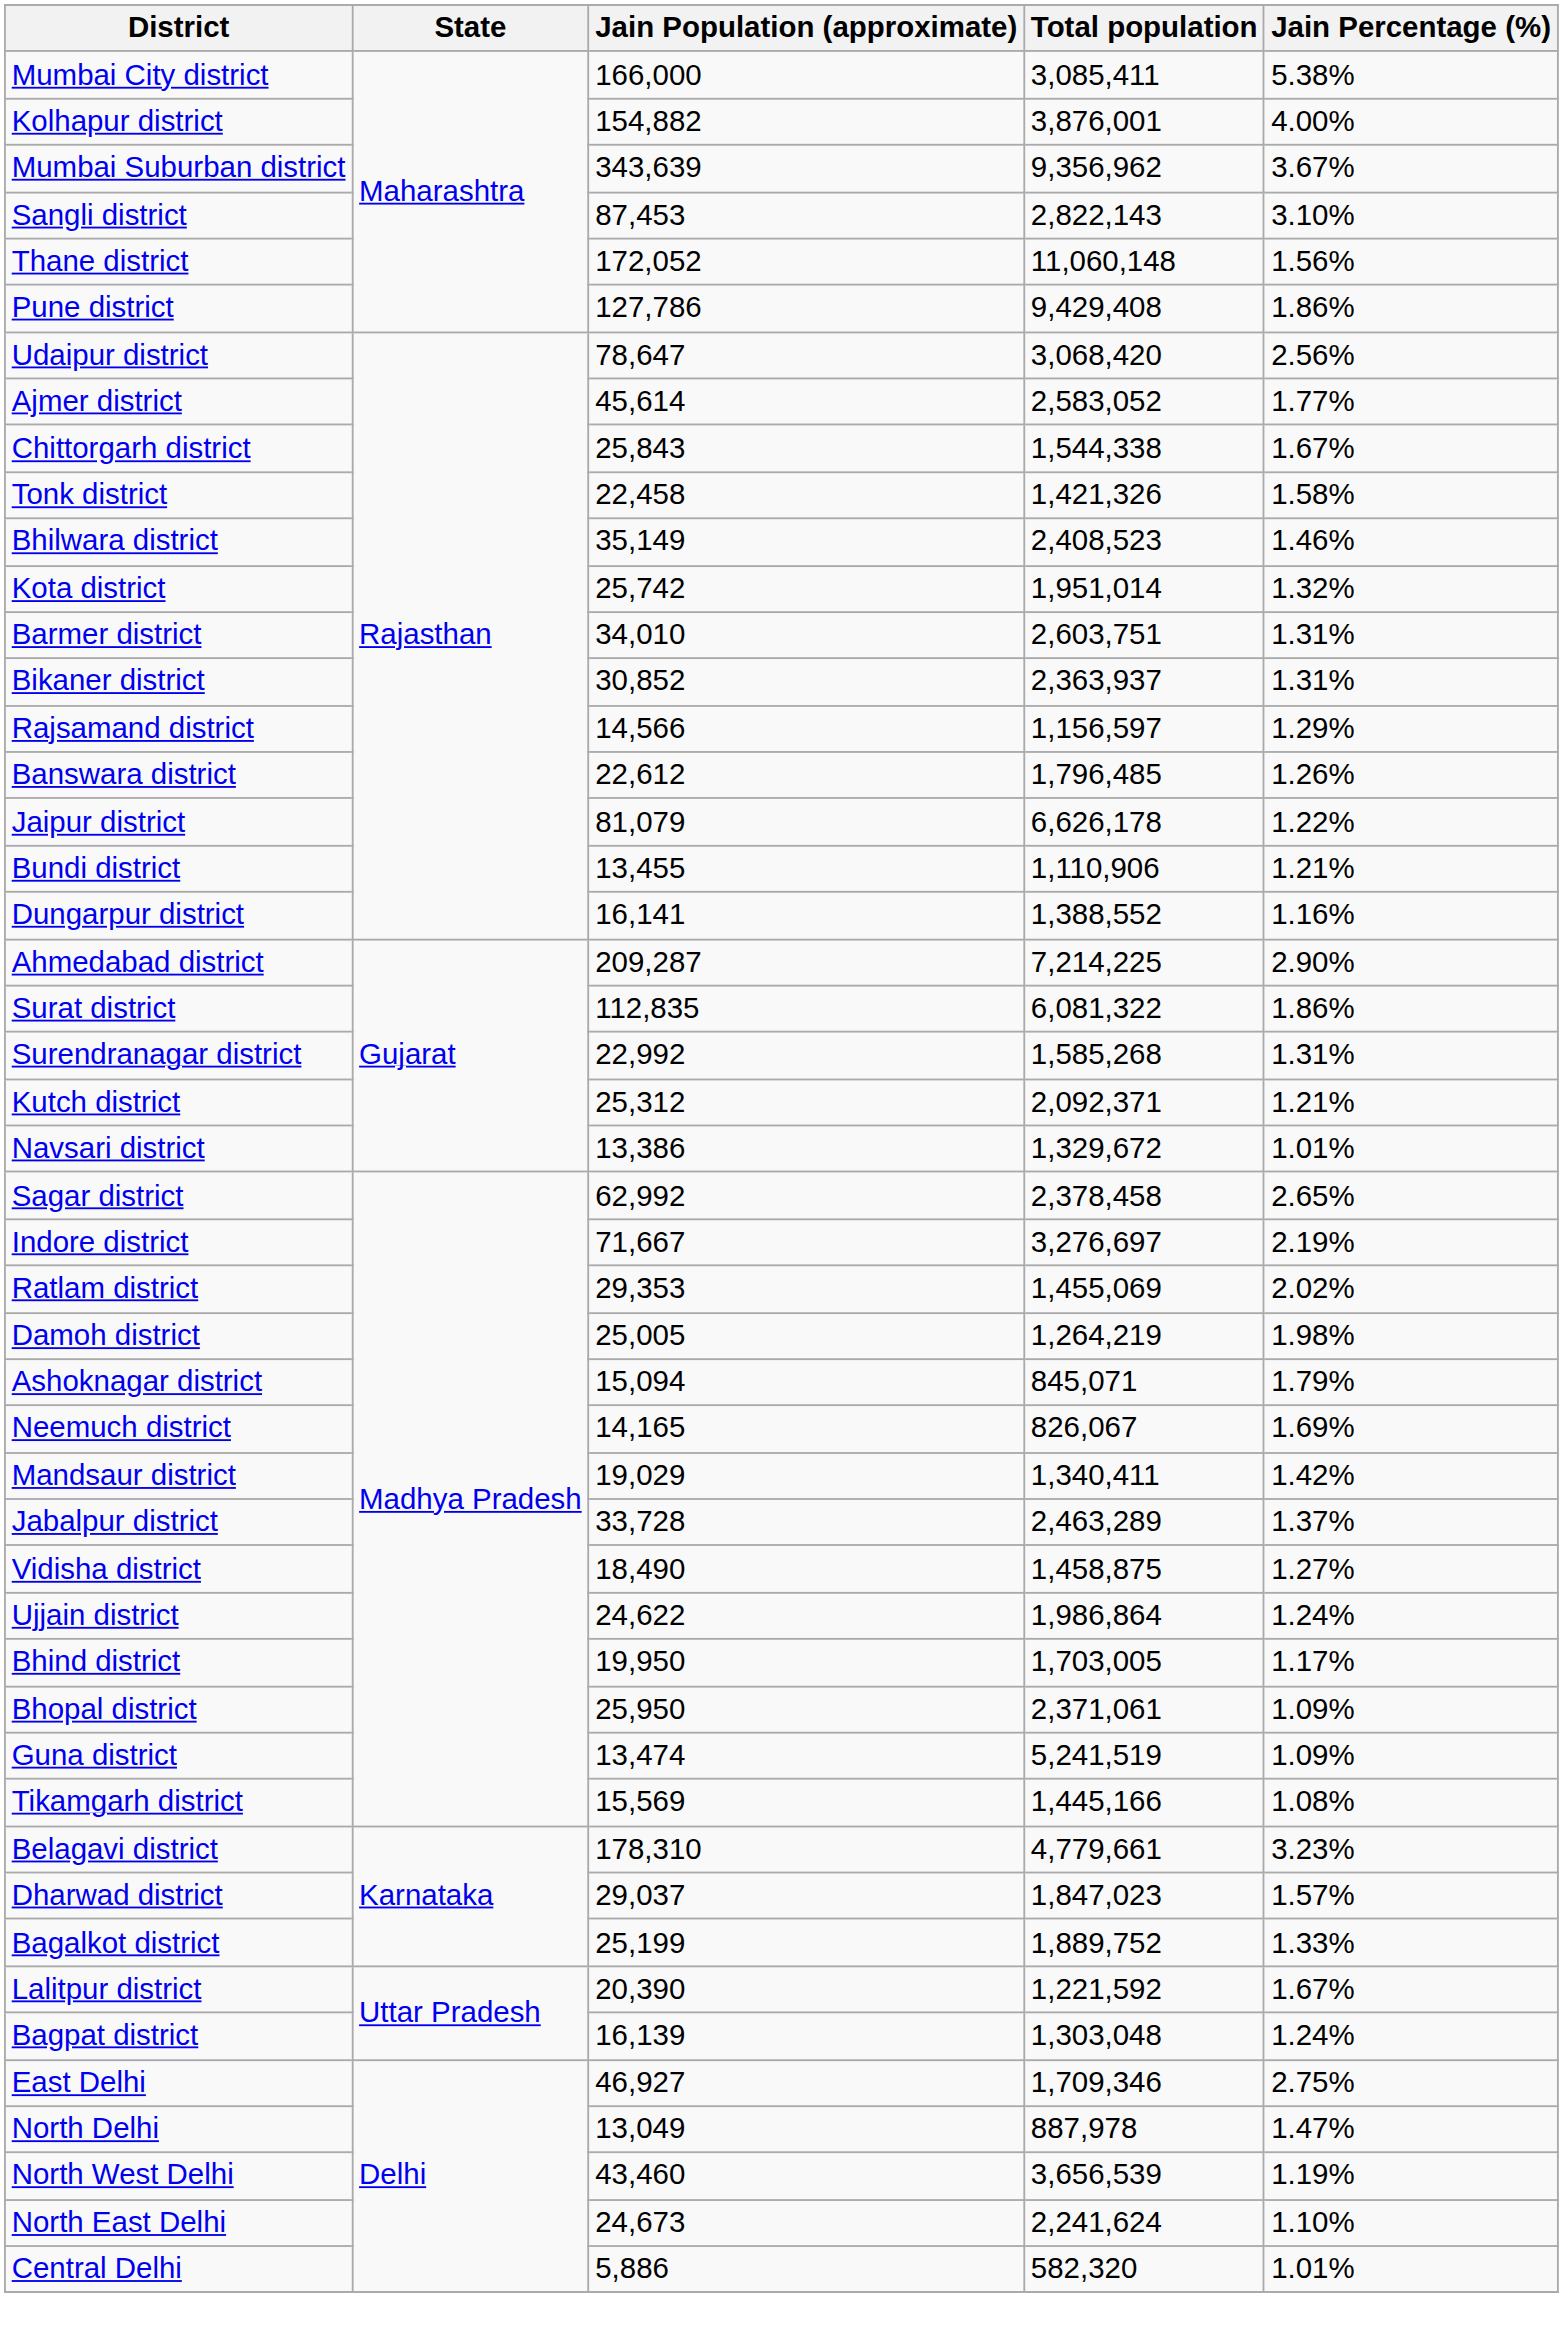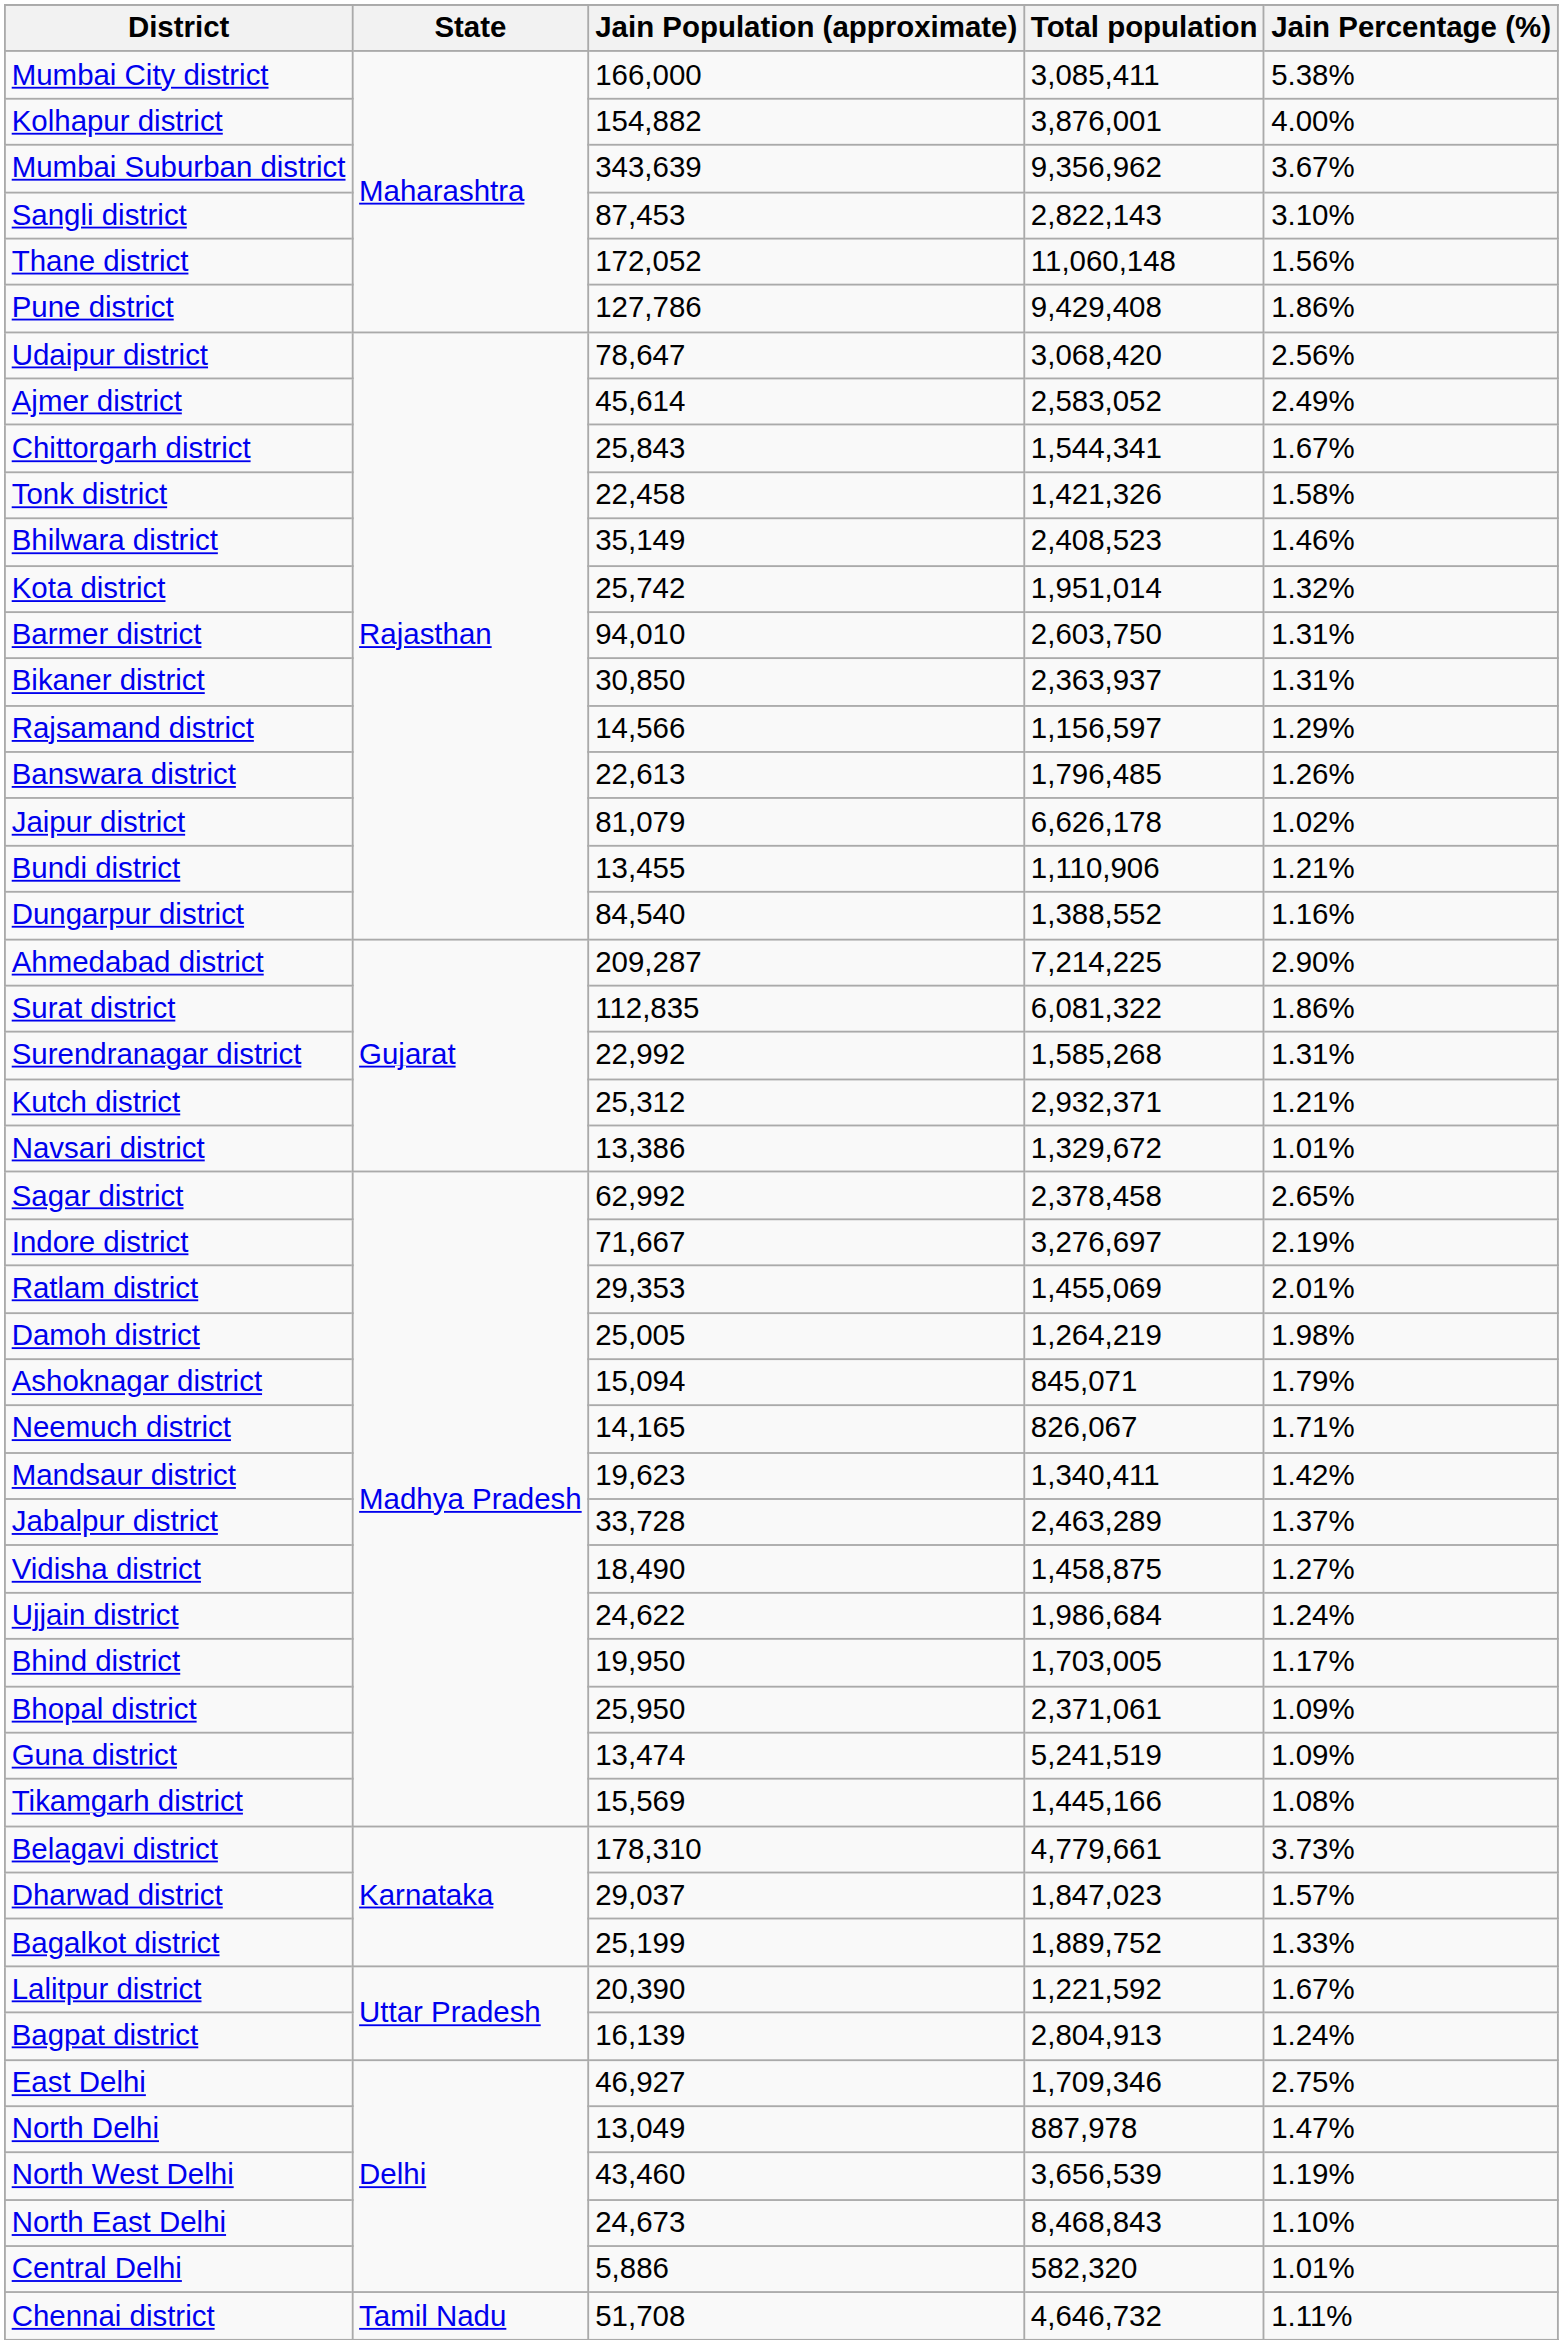(1313, 401) 1.77% -> (1313, 401) 2.49%
(1096, 448) 1,544,338 -> (1096, 448) 1,544,341
(640, 634) 34,010 -> (640, 634) 94,010
(1096, 634) 2,603,751 -> (1096, 634) 2,603,750
(640, 681) 30,852 -> (640, 681) 30,850
(640, 774) 22,612 -> (640, 774) 22,613
(1313, 821) 1.22% -> (1313, 821) 1.02%
(640, 914) 16,141 -> (640, 914) 84,540
(1096, 1101) 2,092,371 -> (1096, 1101) 2,932,371
(1313, 1288) 2.02% -> (1313, 1288) 2.01%
(1313, 1428) 1.69% -> (1313, 1428) 1.71%
(640, 1475) 19,029 -> (640, 1475) 19,623
(1096, 1615) 1,986,864 -> (1096, 1615) 1,986,684
(1313, 1848) 3.23% -> (1313, 1848) 3.73%
(1096, 2035) 1,303,048 -> (1096, 2035) 2,804,913
(1096, 2222) 2,241,624 -> (1096, 2222) 8,468,843
+ row: (113, 2315)
